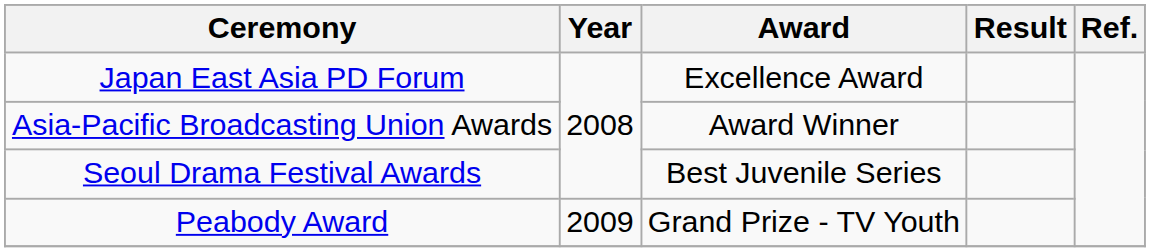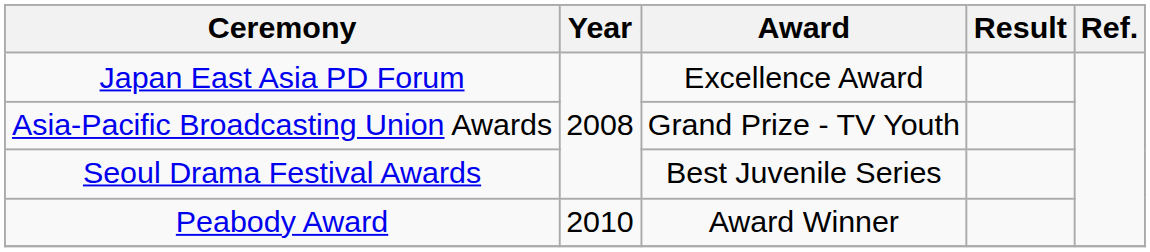(804, 125) Award Winner -> (804, 125) Grand Prize - TV Youth
(600, 221) 2009 -> (600, 221) 2010
(804, 221) Grand Prize - TV Youth -> (804, 221) Award Winner
